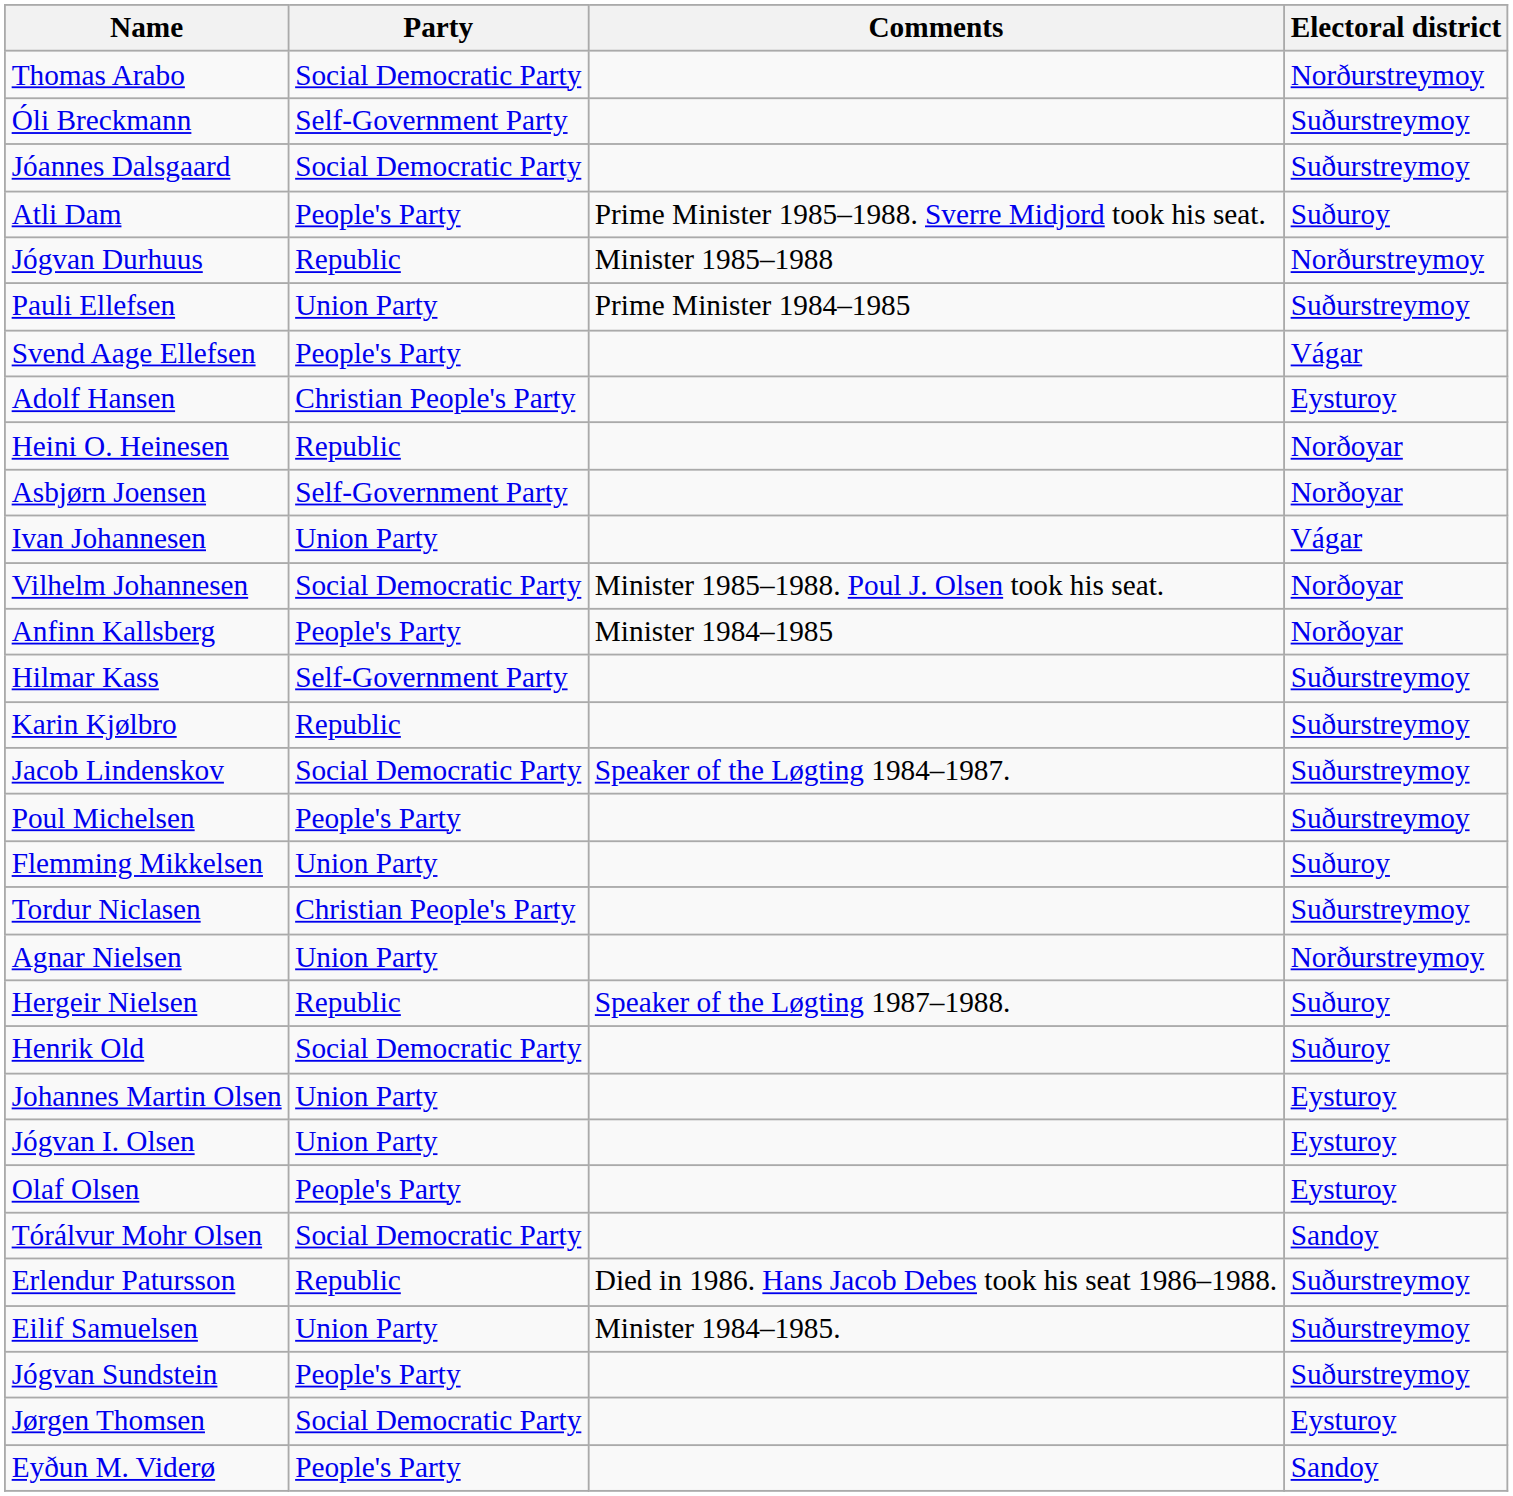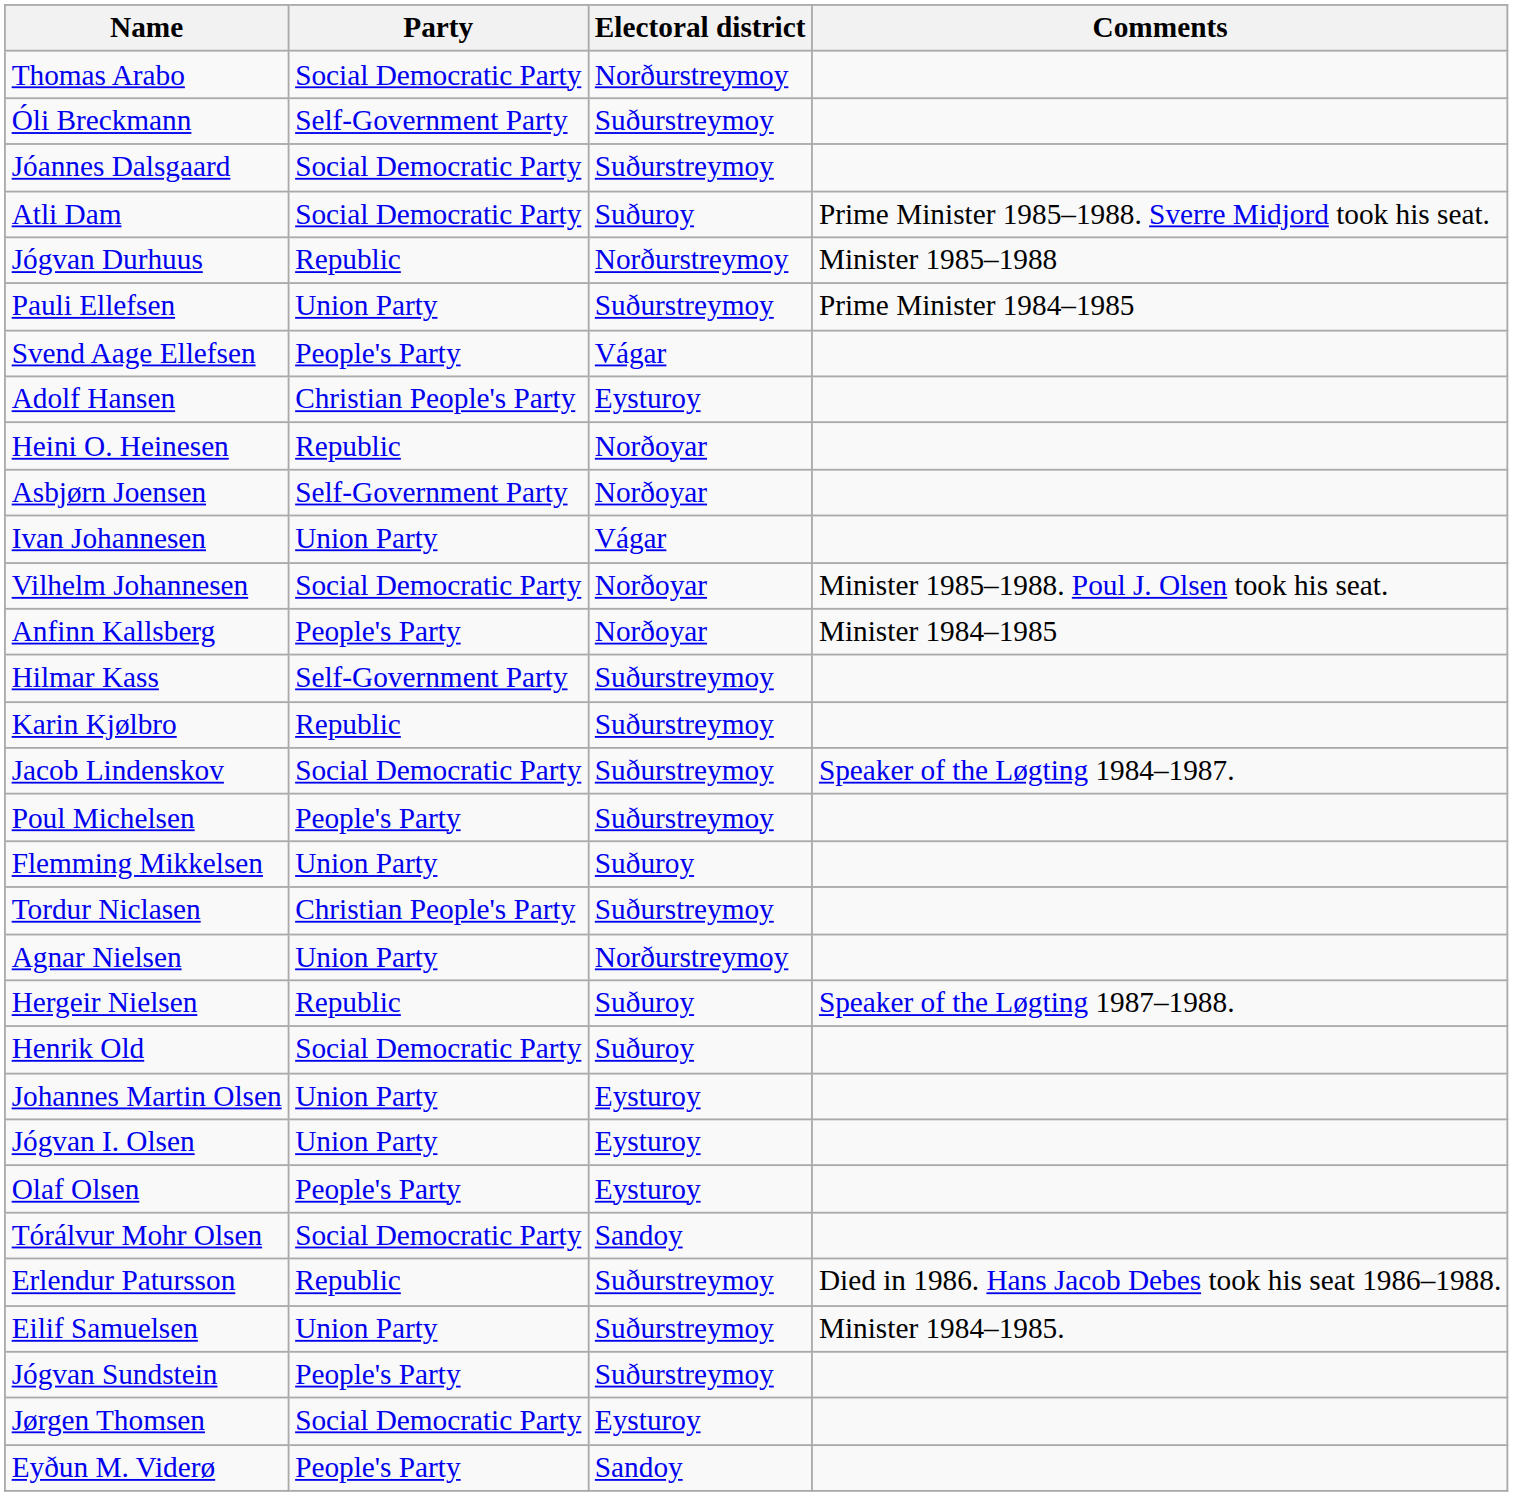columns swapped: (1396, 27) <-> (936, 27)
(378, 213) People's Party -> (438, 213) Social Democratic Party
